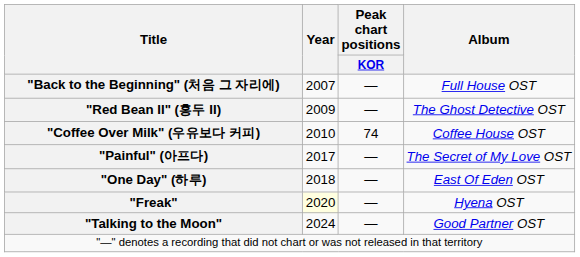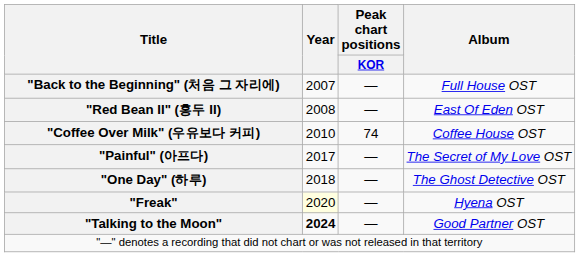(321, 109) 2009 -> (321, 109) 2008
(489, 109) The Ghost Detective OST -> (489, 109) East Of Eden OST
(489, 180) East Of Eden OST -> (489, 180) The Ghost Detective OST
(321, 223) normal -> (321, 223) bold
